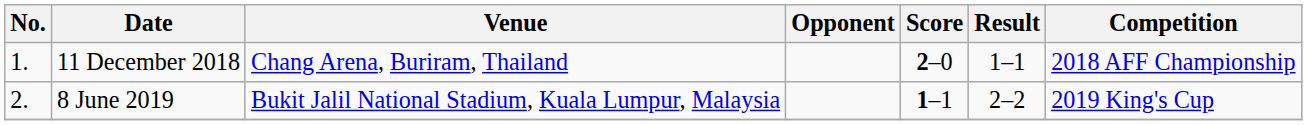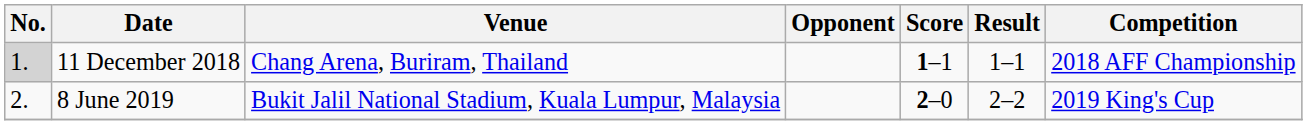(19, 61) no background -> (19, 61) lightgrey background
(935, 61) 2–0 -> (935, 61) 1–1
(935, 100) 1–1 -> (935, 100) 2–0
